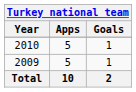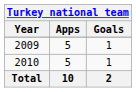rows swapped: (27, 62) <-> (27, 46)
